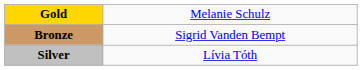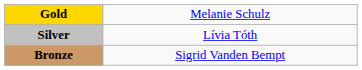rows swapped: (54, 55) <-> (54, 34)
